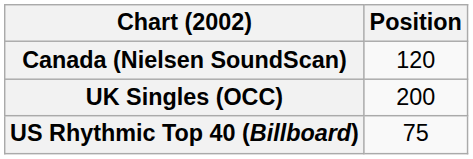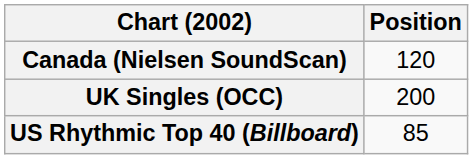(416, 134) 75 -> (416, 134) 85
